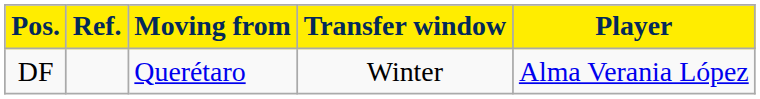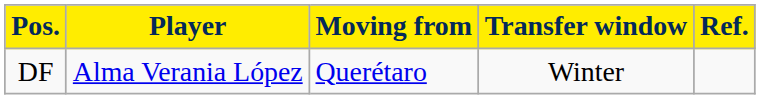columns swapped: (634, 26) <-> (97, 26)
